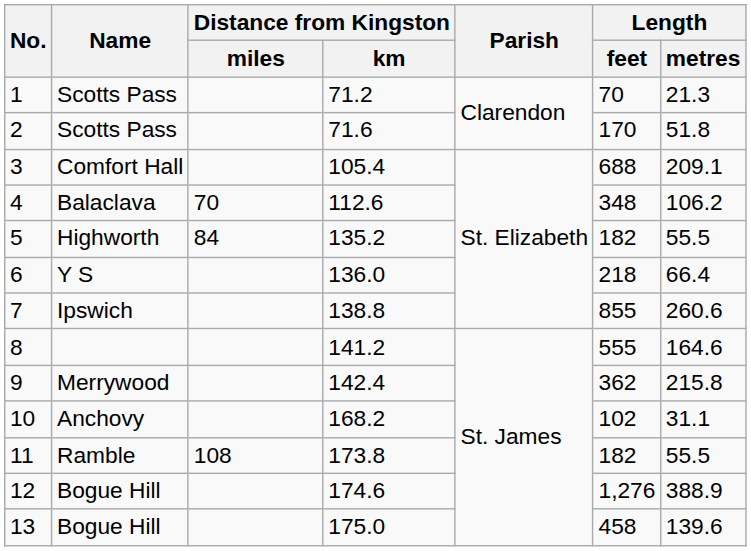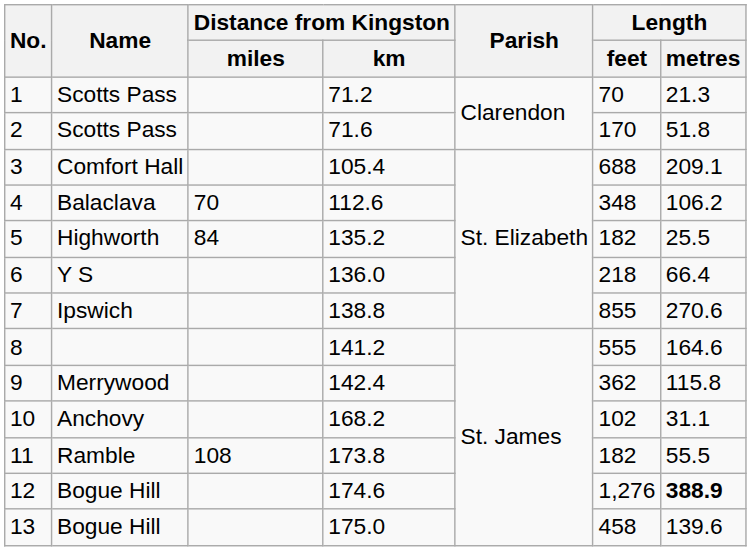(688, 238) 55.5 -> (688, 238) 25.5
(694, 310) 260.6 -> (694, 310) 270.6
(694, 382) 215.8 -> (693, 382) 115.8
(694, 490) normal -> (694, 490) bold
